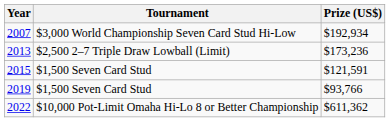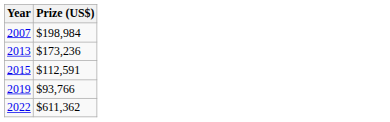- column: (177, 13)
(346, 32) $192,934 -> (58, 32) $198,984
(346, 70) $121,591 -> (58, 70) $112,591
